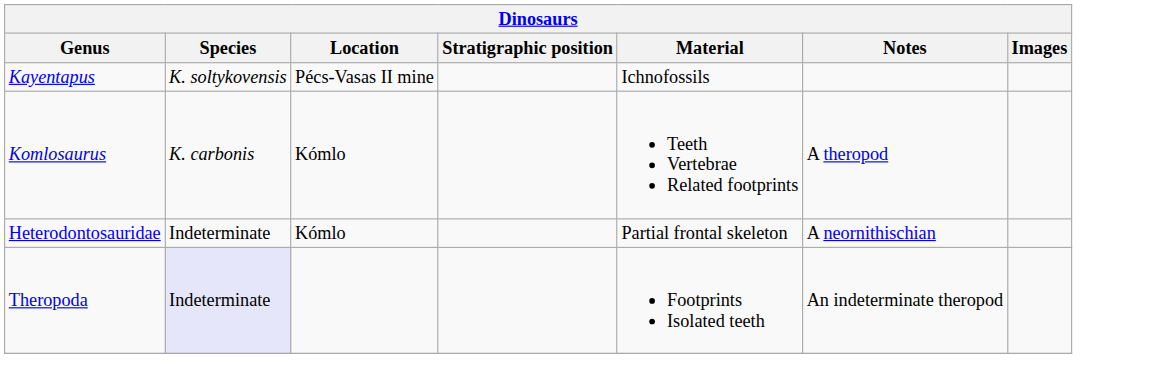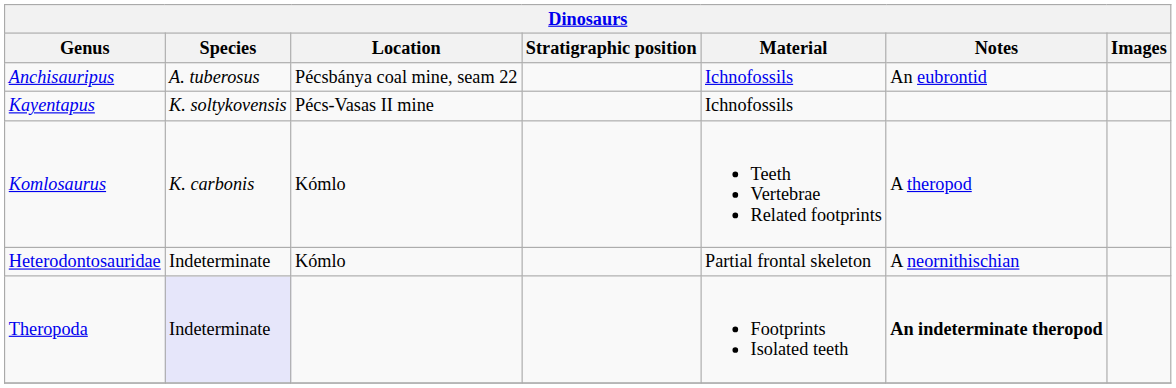+ row: (61, 76)
(905, 300) normal -> (996, 329) bold
